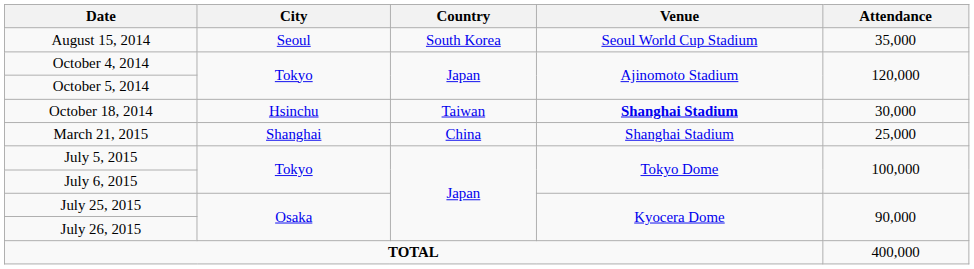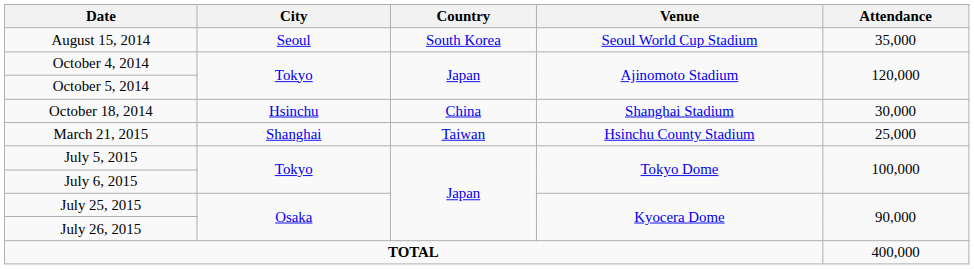(463, 110) Taiwan -> (463, 110) China
(679, 110) bold -> (679, 110) normal
(463, 134) China -> (463, 134) Taiwan
(679, 134) Shanghai Stadium -> (679, 134) Hsinchu County Stadium
